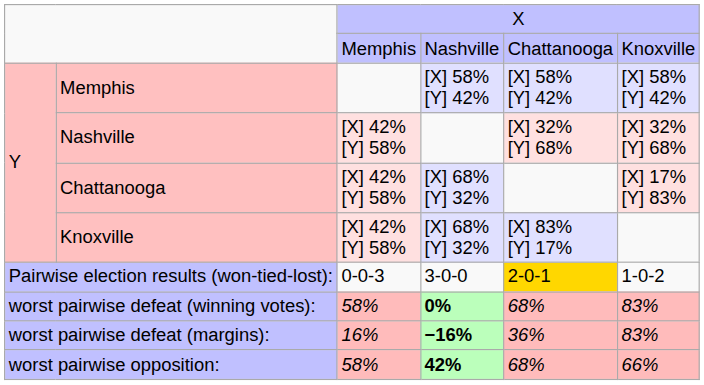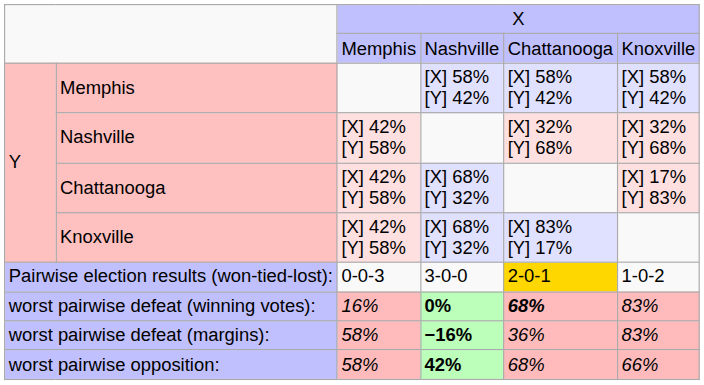(360, 306) 58% -> (360, 306) 16%
(526, 306) normal -> (526, 306) bold
(360, 335) 16% -> (360, 335) 58%
